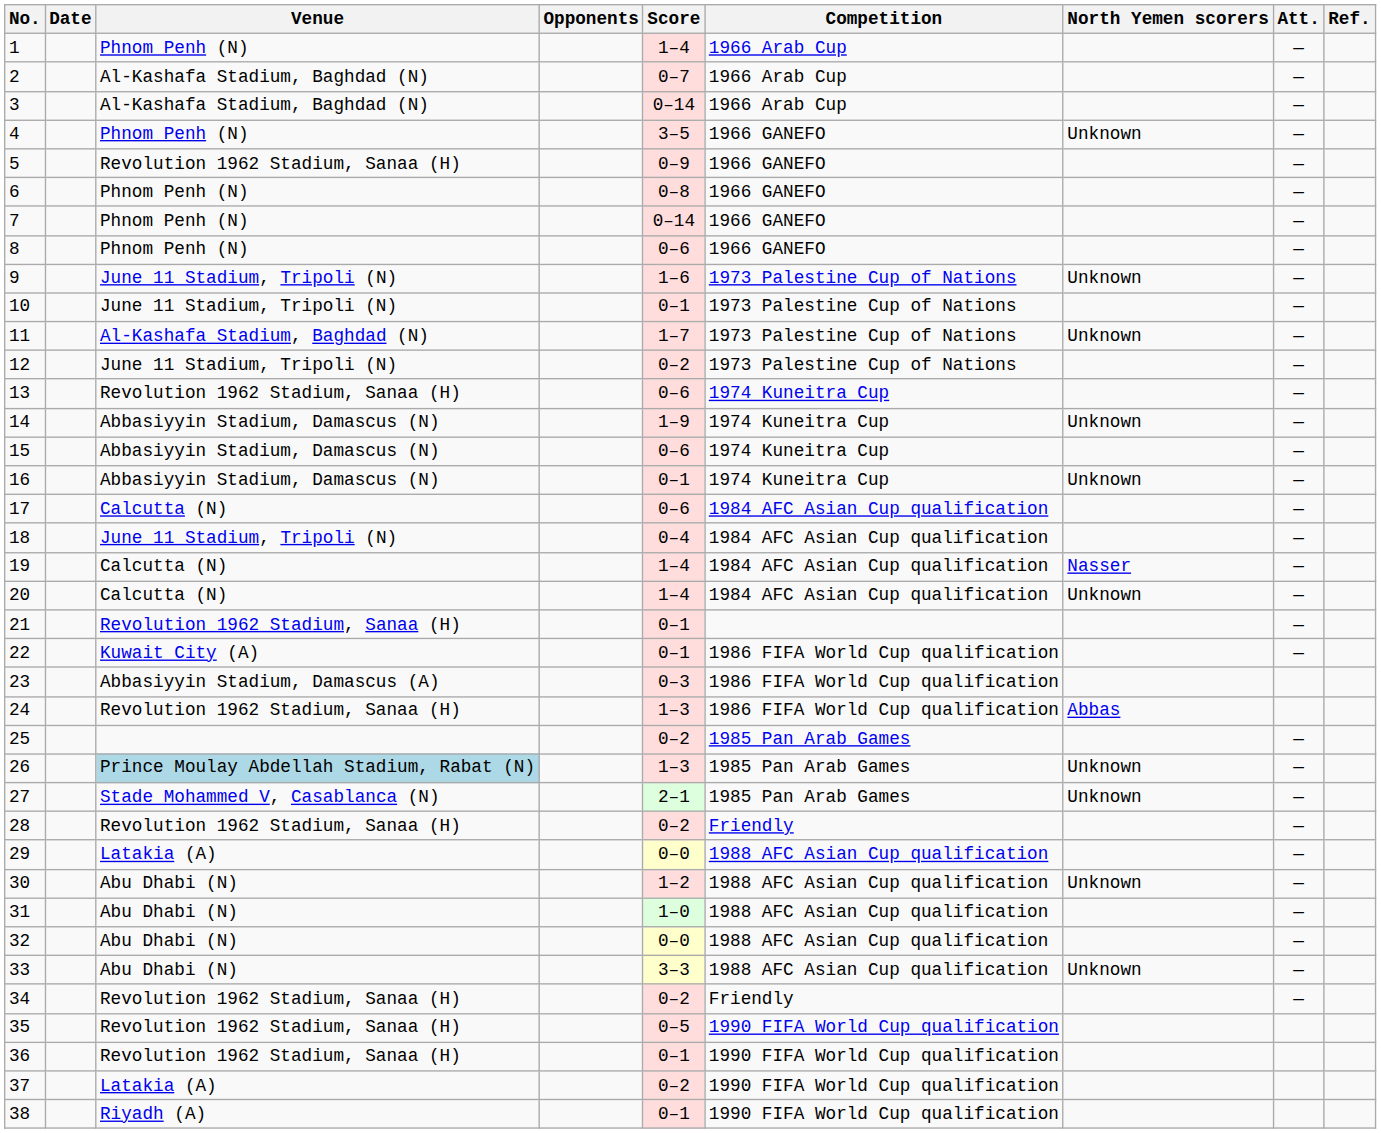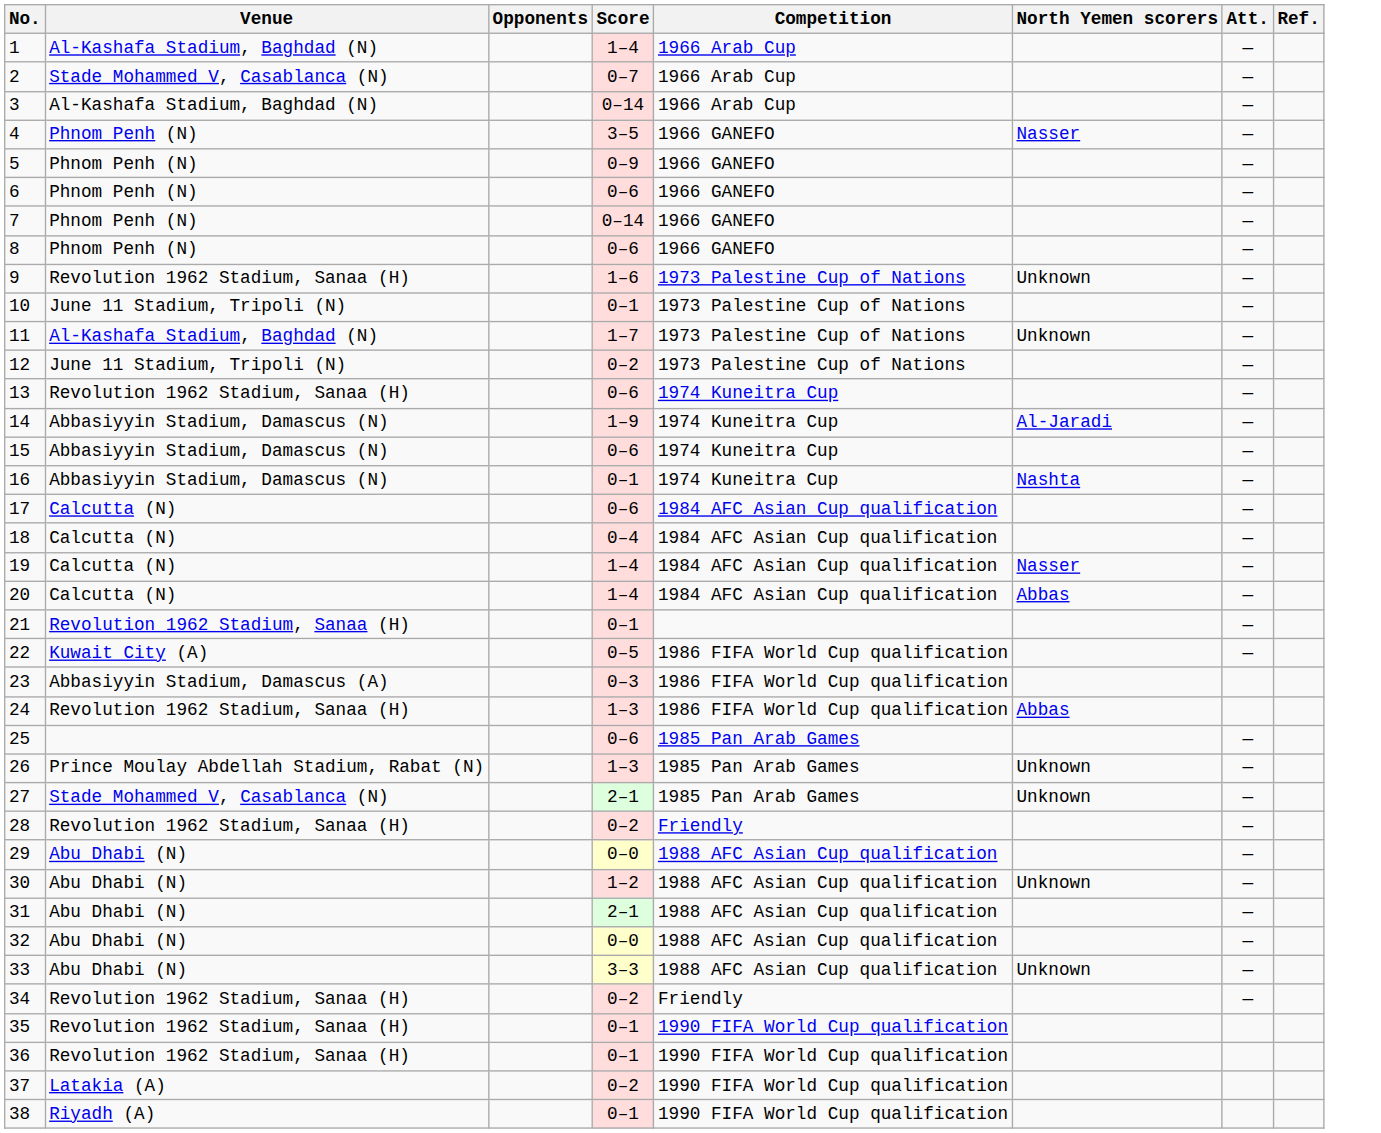- column: (70, 19)
(174, 48) Phnom Penh (N) -> (214, 48) Al-Kashafa Stadium, Baghdad (N)
(264, 77) Al-Kashafa Stadium, Baghdad (N) -> (219, 77) Stade Mohammed V, Casablanca (N)
(1105, 134) Unknown -> (1048, 134) Nasser
(280, 163) Revolution 1962 Stadium, Sanaa (H) -> (123, 163) Phnom Penh (N)
(674, 192) 0–8 -> (623, 192) 0–6
(249, 278) June 11 Stadium, Tripoli (N) -> (230, 278) Revolution 1962 Stadium, Sanaa (H)
(1105, 422) Unknown -> (1064, 422) Al-Jaradi
(1105, 480) Unknown -> (1048, 480) Nashta
(249, 538) June 11 Stadium, Tripoli (N) -> (113, 538) Calcutta (N)
(1105, 595) Unknown -> (1043, 595) Abbas
(674, 653) 0–1 -> (623, 653) 0–5
(674, 739) 0–2 -> (623, 739) 0–6
(318, 768) lightblue background -> (267, 768) no background
(158, 855) Latakia (A) -> (118, 855) Abu Dhabi (N)
(674, 912) 1–0 -> (623, 912) 2–1
(674, 1028) 0–5 -> (623, 1028) 0–1
